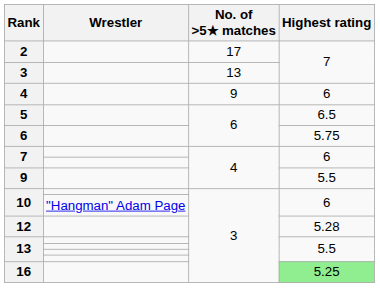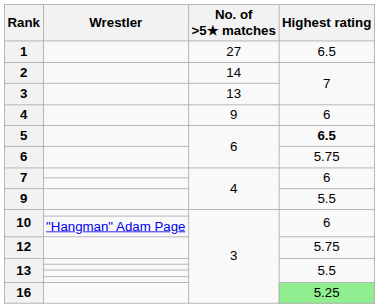+ row: (24, 51)
(234, 51) 17 -> (234, 72) 14
(327, 115) normal -> (327, 136) bold
(327, 226) 5.28 -> (327, 247) 5.75
